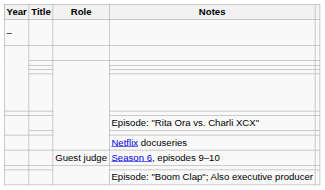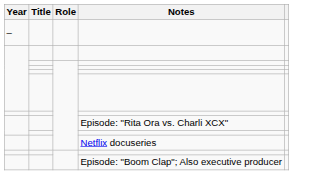- row: (17, 158)
